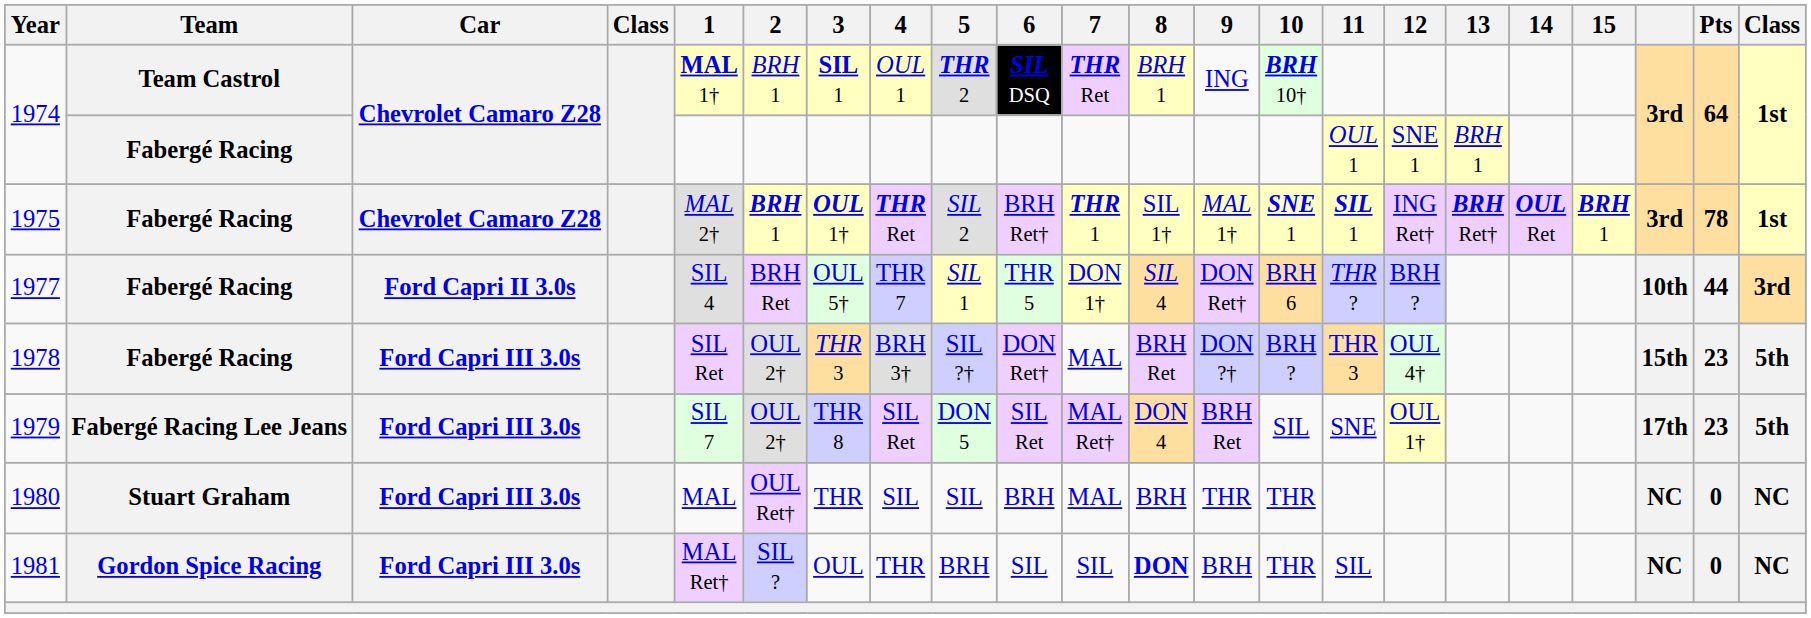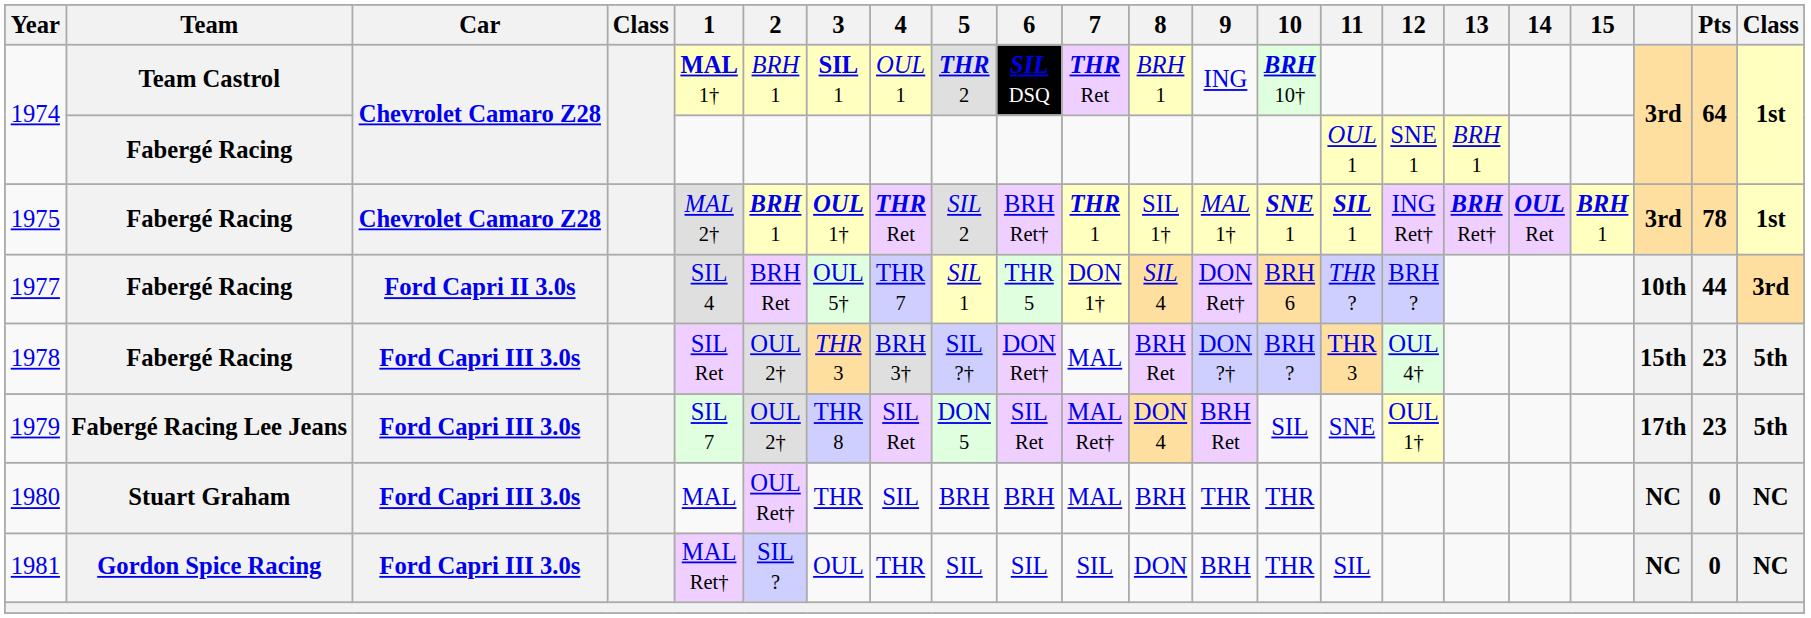(964, 496) SIL -> (964, 496) BRH
(964, 566) BRH -> (964, 566) SIL
(1161, 566) bold -> (1161, 566) normal
